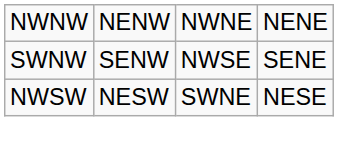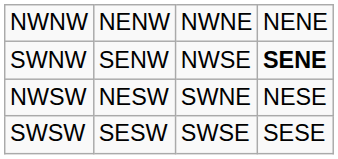(295, 60) normal -> (295, 60) bold
+ row: (48, 134)
